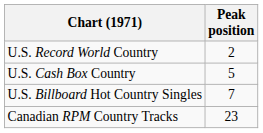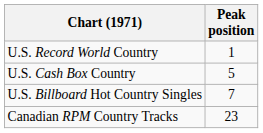(231, 52) 2 -> (231, 52) 1
